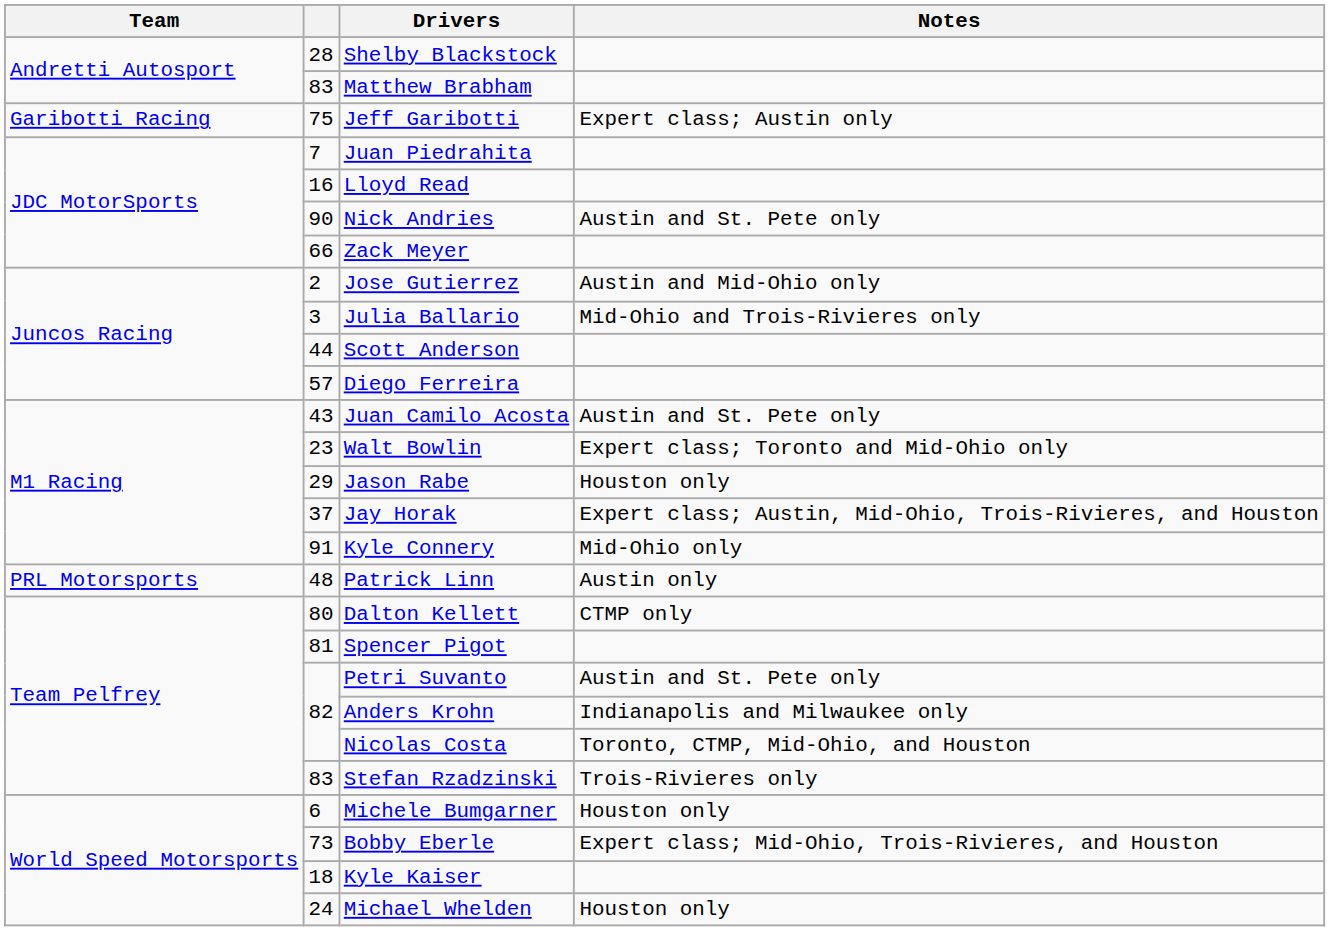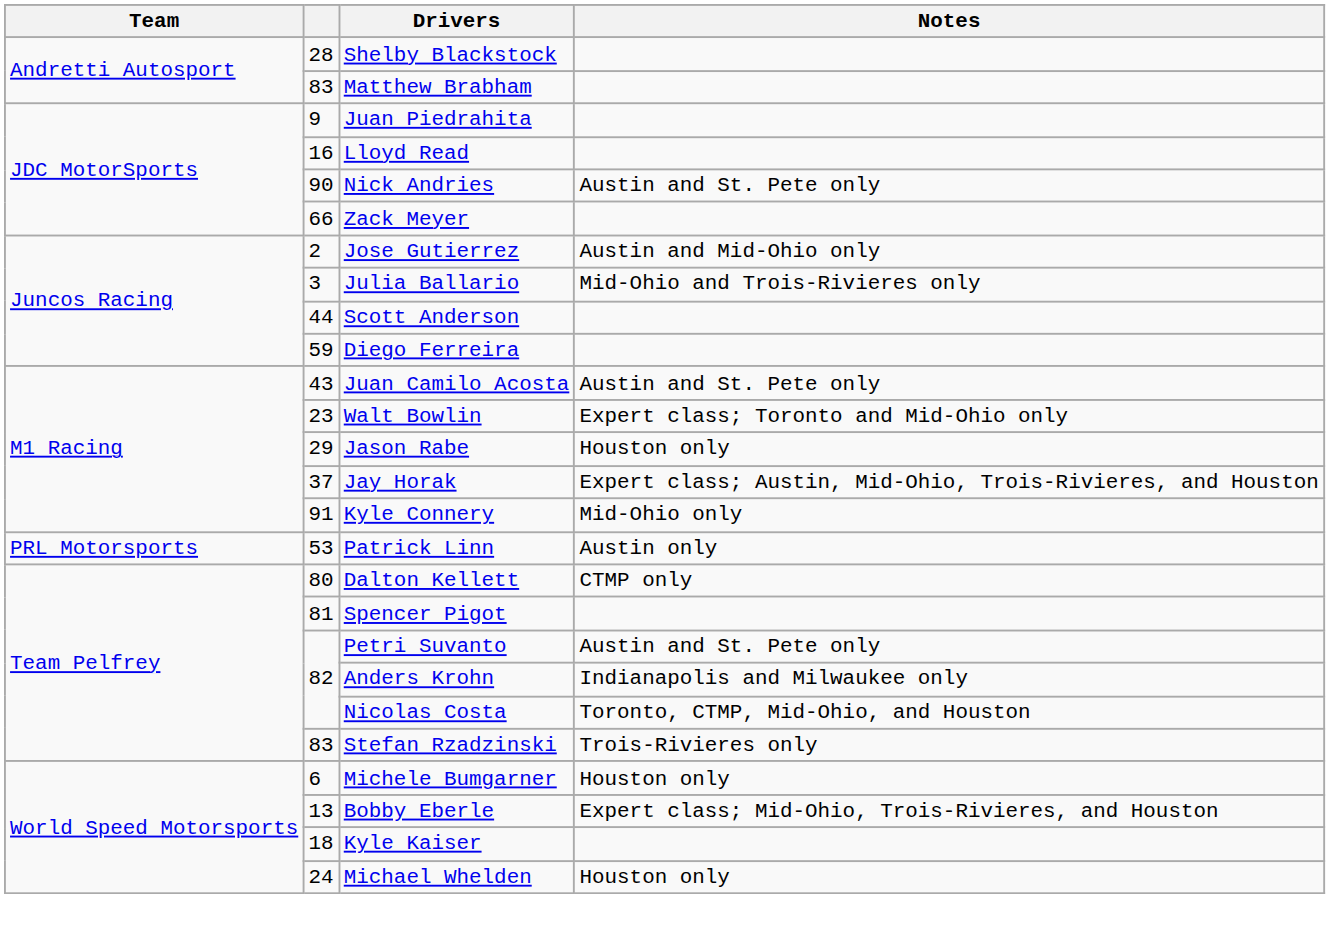- row: (431, 120)
(315, 153) 7 -> (315, 120) 9
(321, 383) 57 -> (321, 350) 59
(321, 581) 48 -> (321, 548) 53
(321, 844) 73 -> (321, 811) 13
